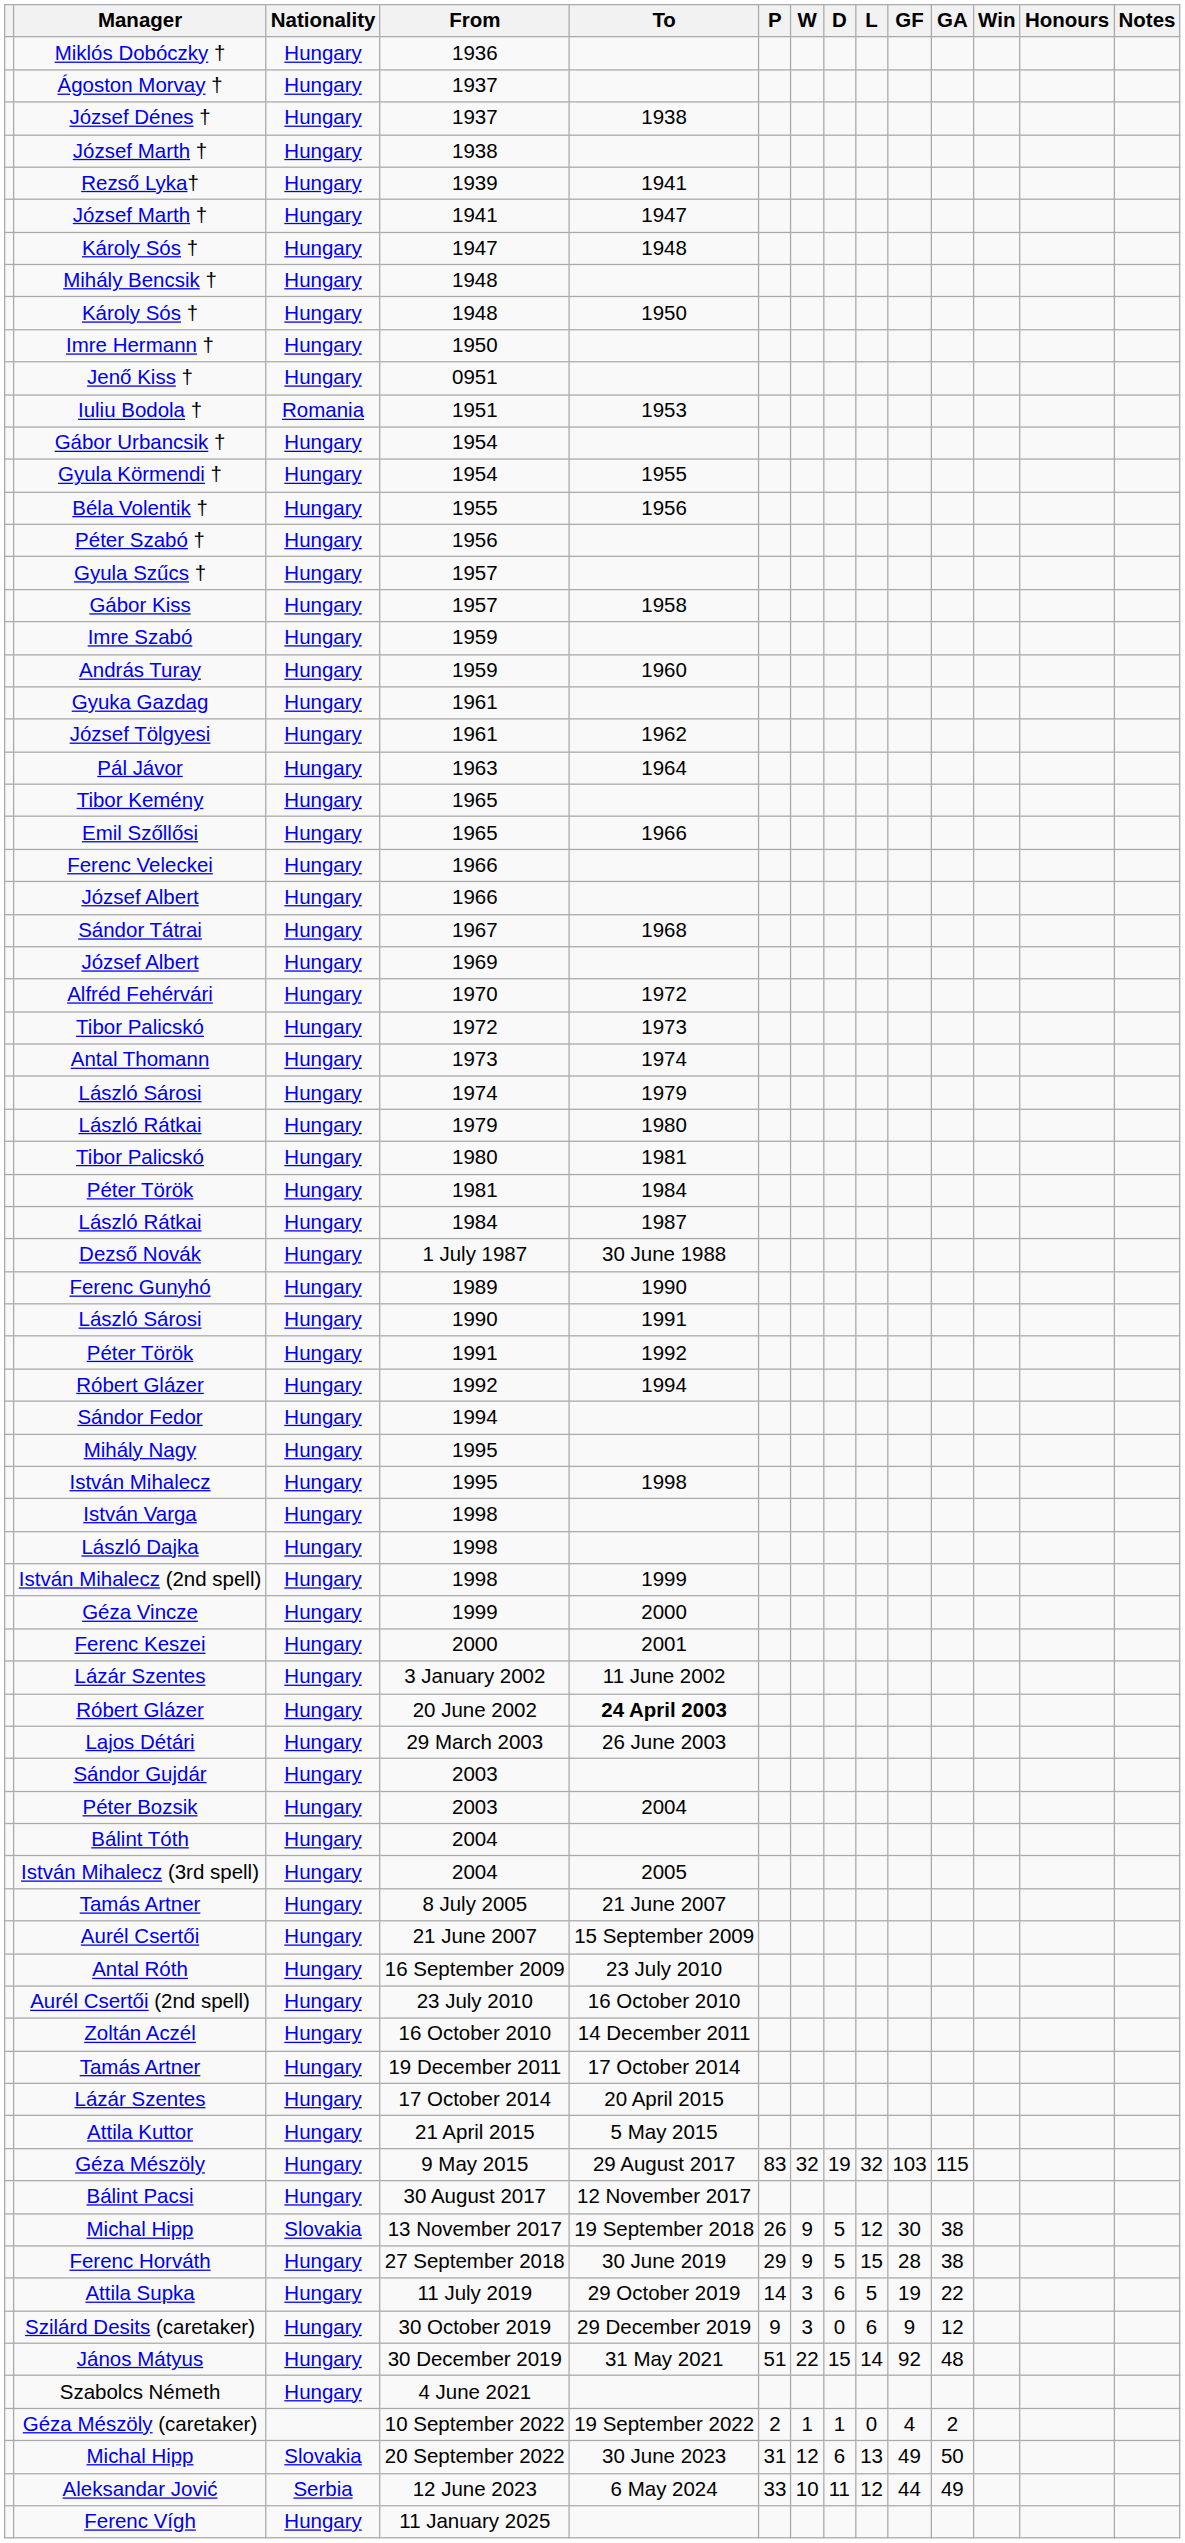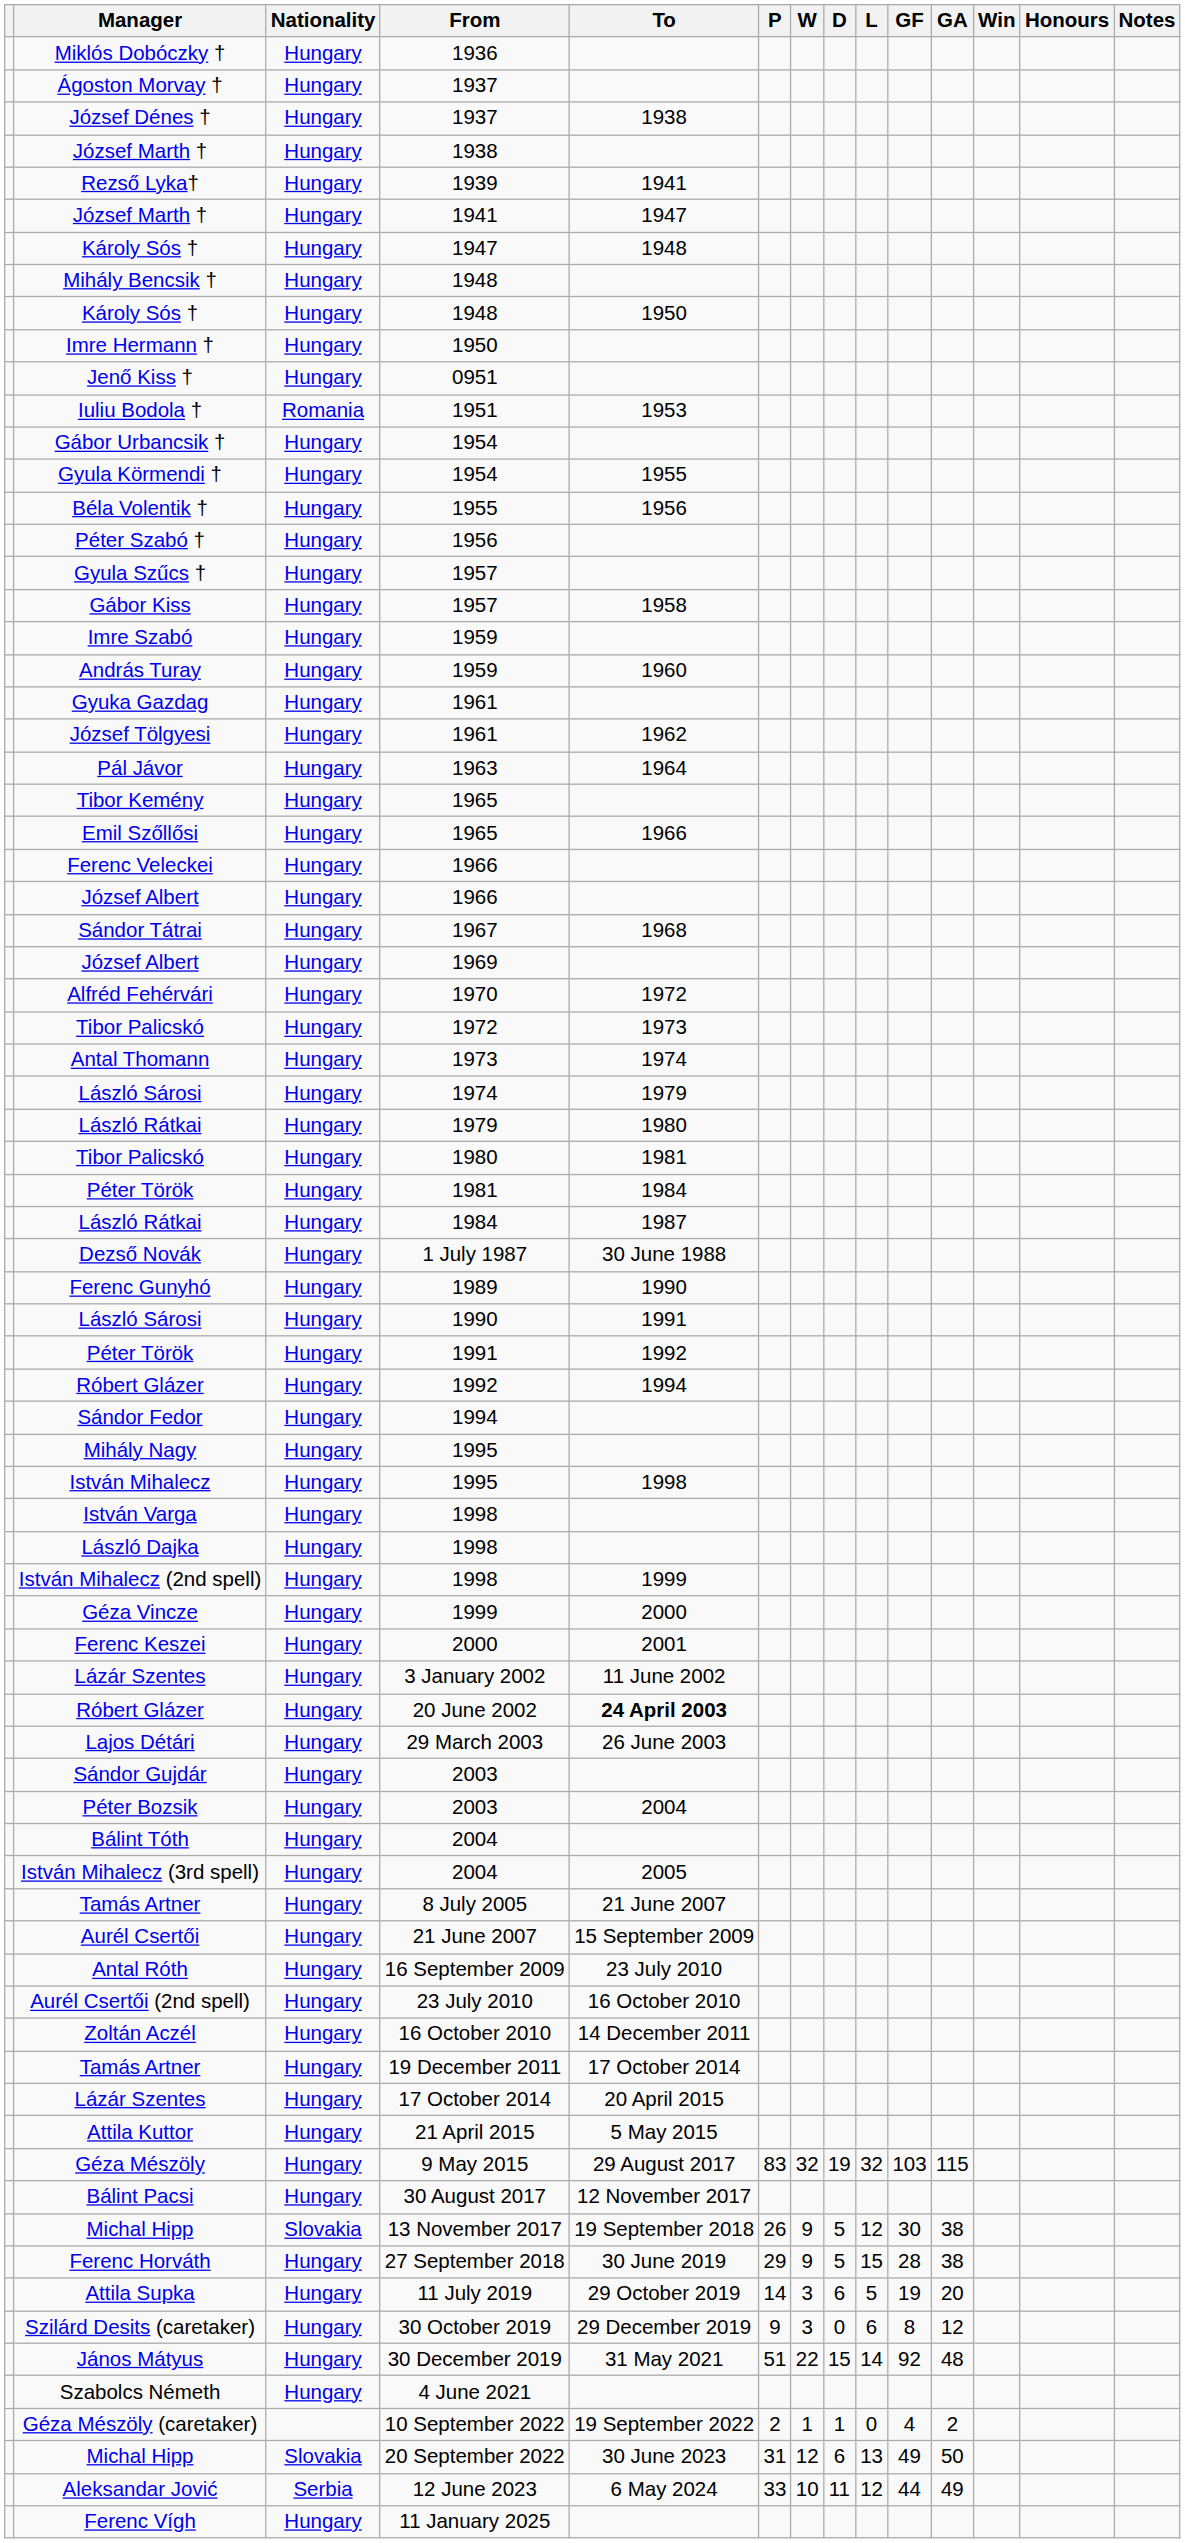(952, 2294) 22 -> (952, 2294) 20
(909, 2326) 9 -> (909, 2326) 8
